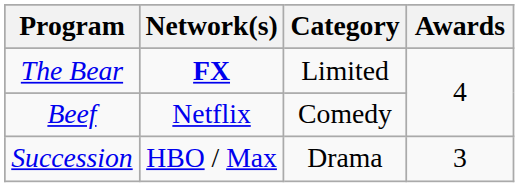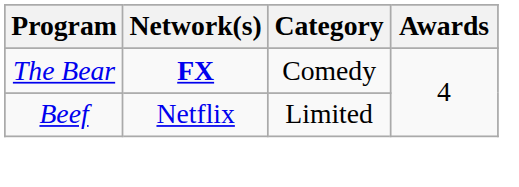(345, 70) Limited -> (329, 70) Comedy
(345, 114) Comedy -> (329, 114) Limited
- row: (72, 158)
